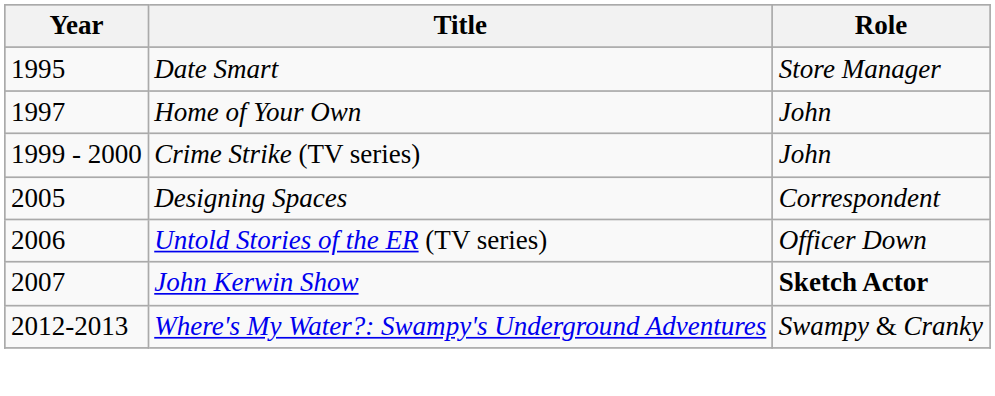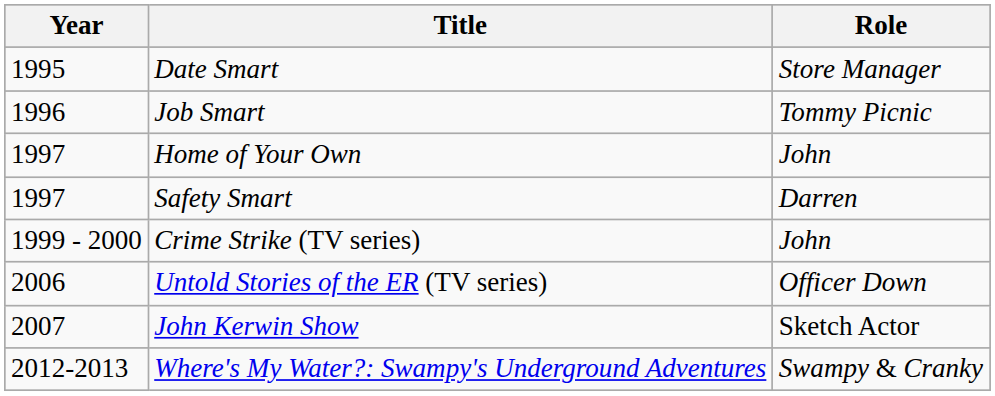+ row: (209, 111)
+ row: (223, 197)
- row: (251, 197)
(854, 283) bold -> (849, 326) normal
